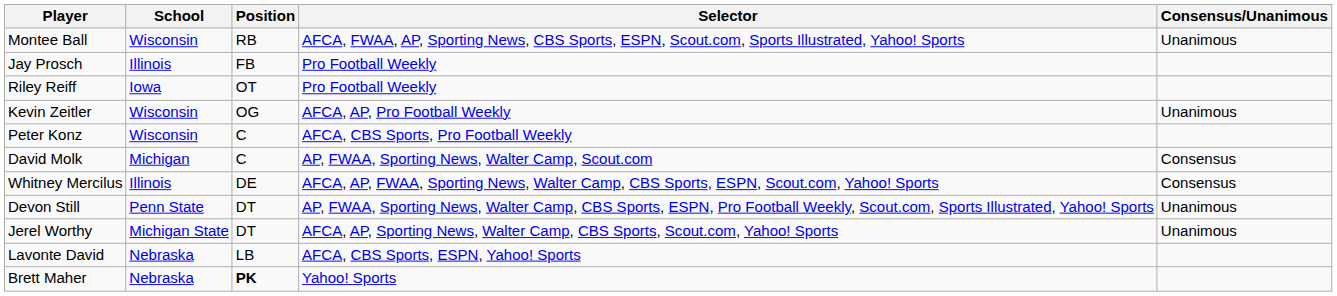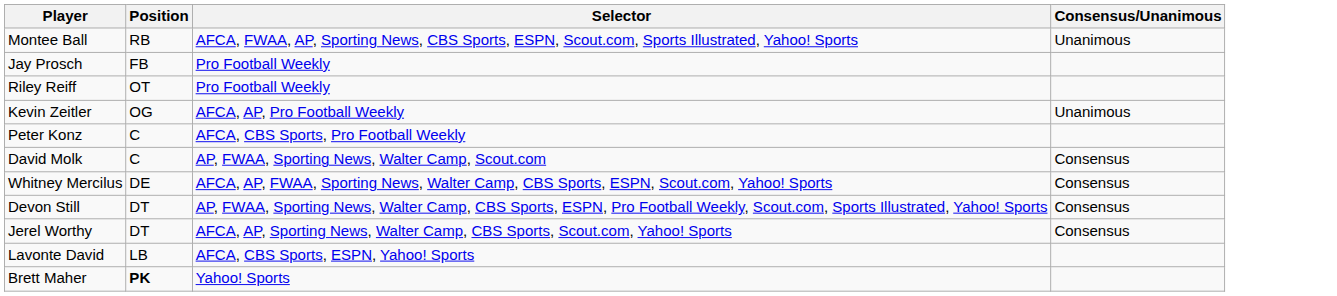- column: (179, 16)
(1199, 207) Unanimous -> (1092, 207) Consensus
(1199, 231) Unanimous -> (1092, 231) Consensus
